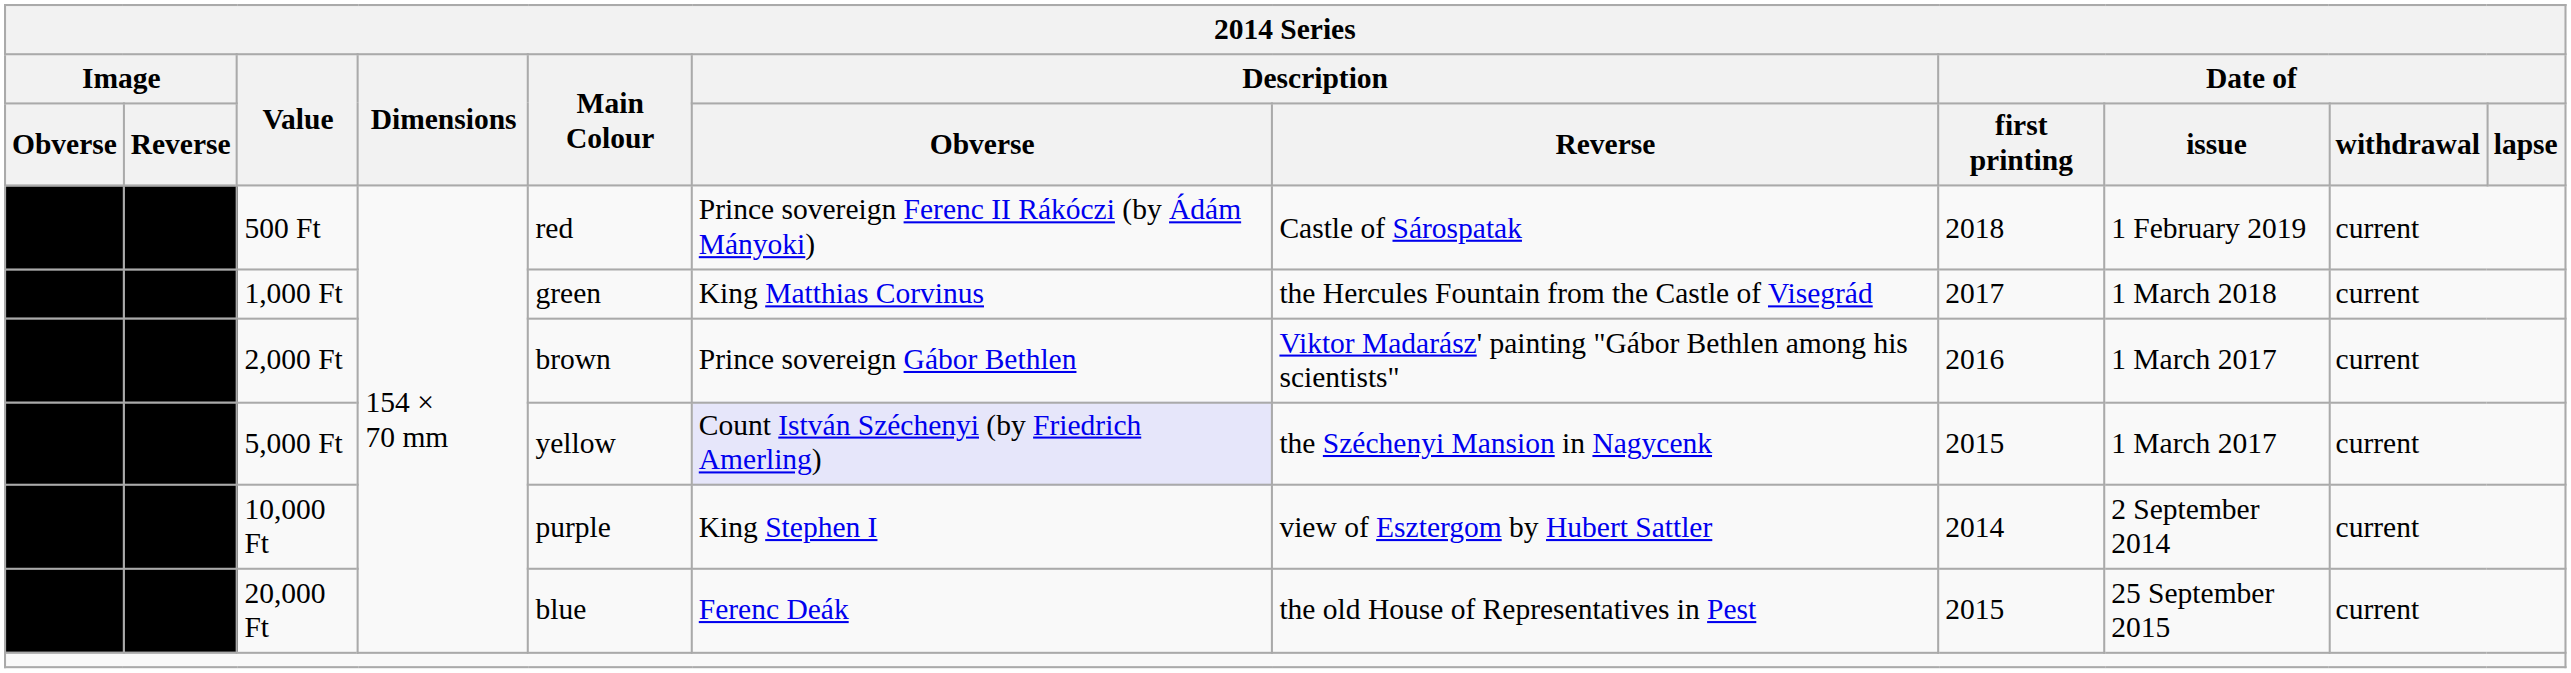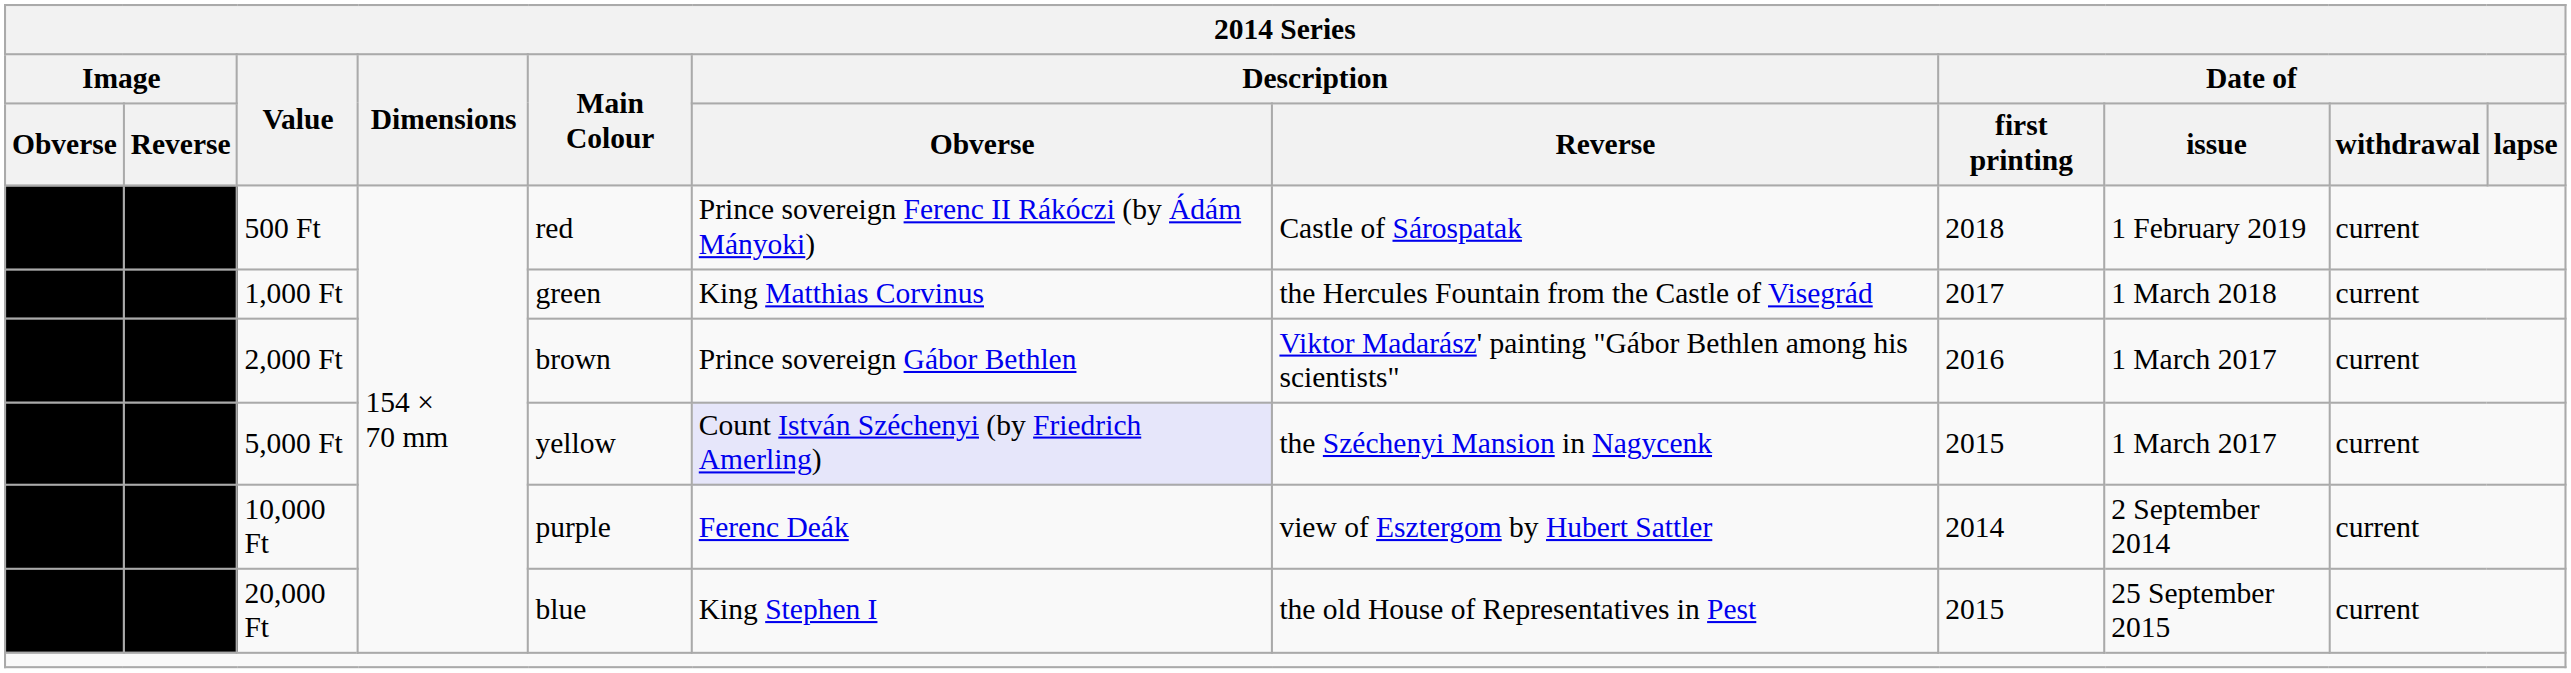(788, 526) King Stephen I -> (774, 526) Ferenc Deák
(774, 610) Ferenc Deák -> (788, 610) King Stephen I
